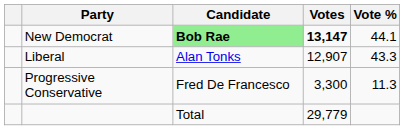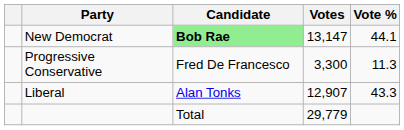(327, 36) bold -> (327, 36) normal
rows swapped: (45, 57) <-> (63, 85)
